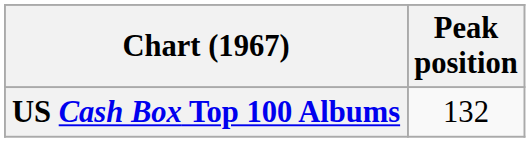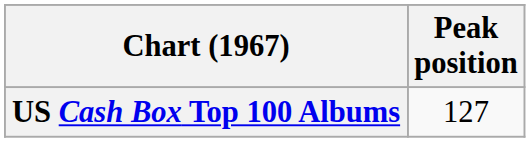(466, 111) 132 -> (466, 111) 127
